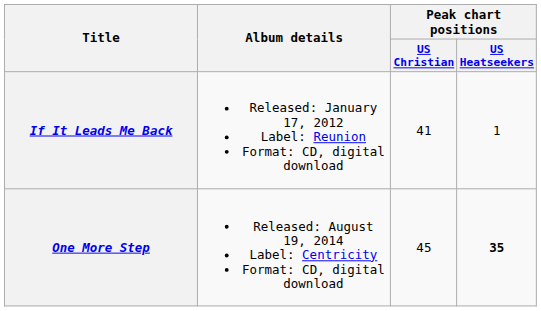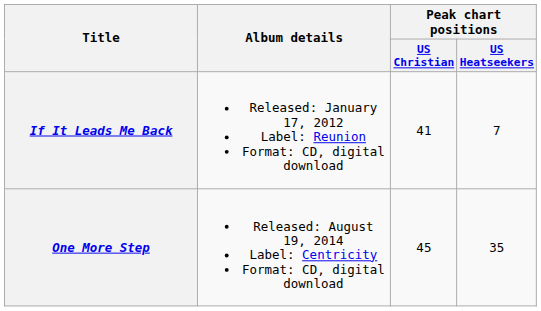(497, 130) 1 -> (497, 130) 7
(497, 247) bold -> (497, 247) normal
